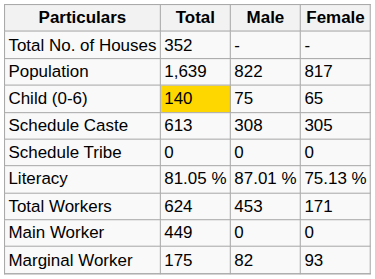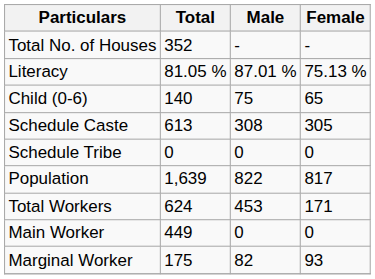rows swapped: (49, 71) <-> (38, 179)
(178, 98) gold background -> (178, 98) no background
